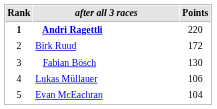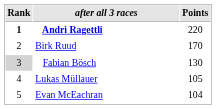(195, 46) 172 -> (195, 46) 170
(19, 63) no background -> (19, 63) lightgrey background
(195, 79) 106 -> (195, 79) 105
